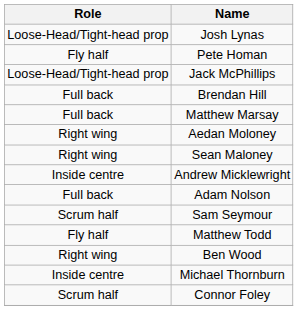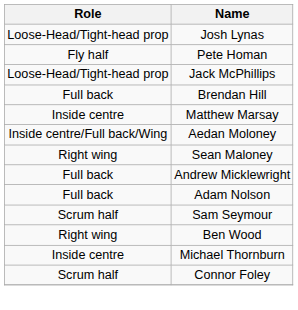(88, 114) Full back -> (88, 114) Inside centre
(88, 134) Right wing -> (88, 134) Inside centre/Full back/Wing
(88, 174) Inside centre -> (88, 174) Full back
- row: (232, 235)
